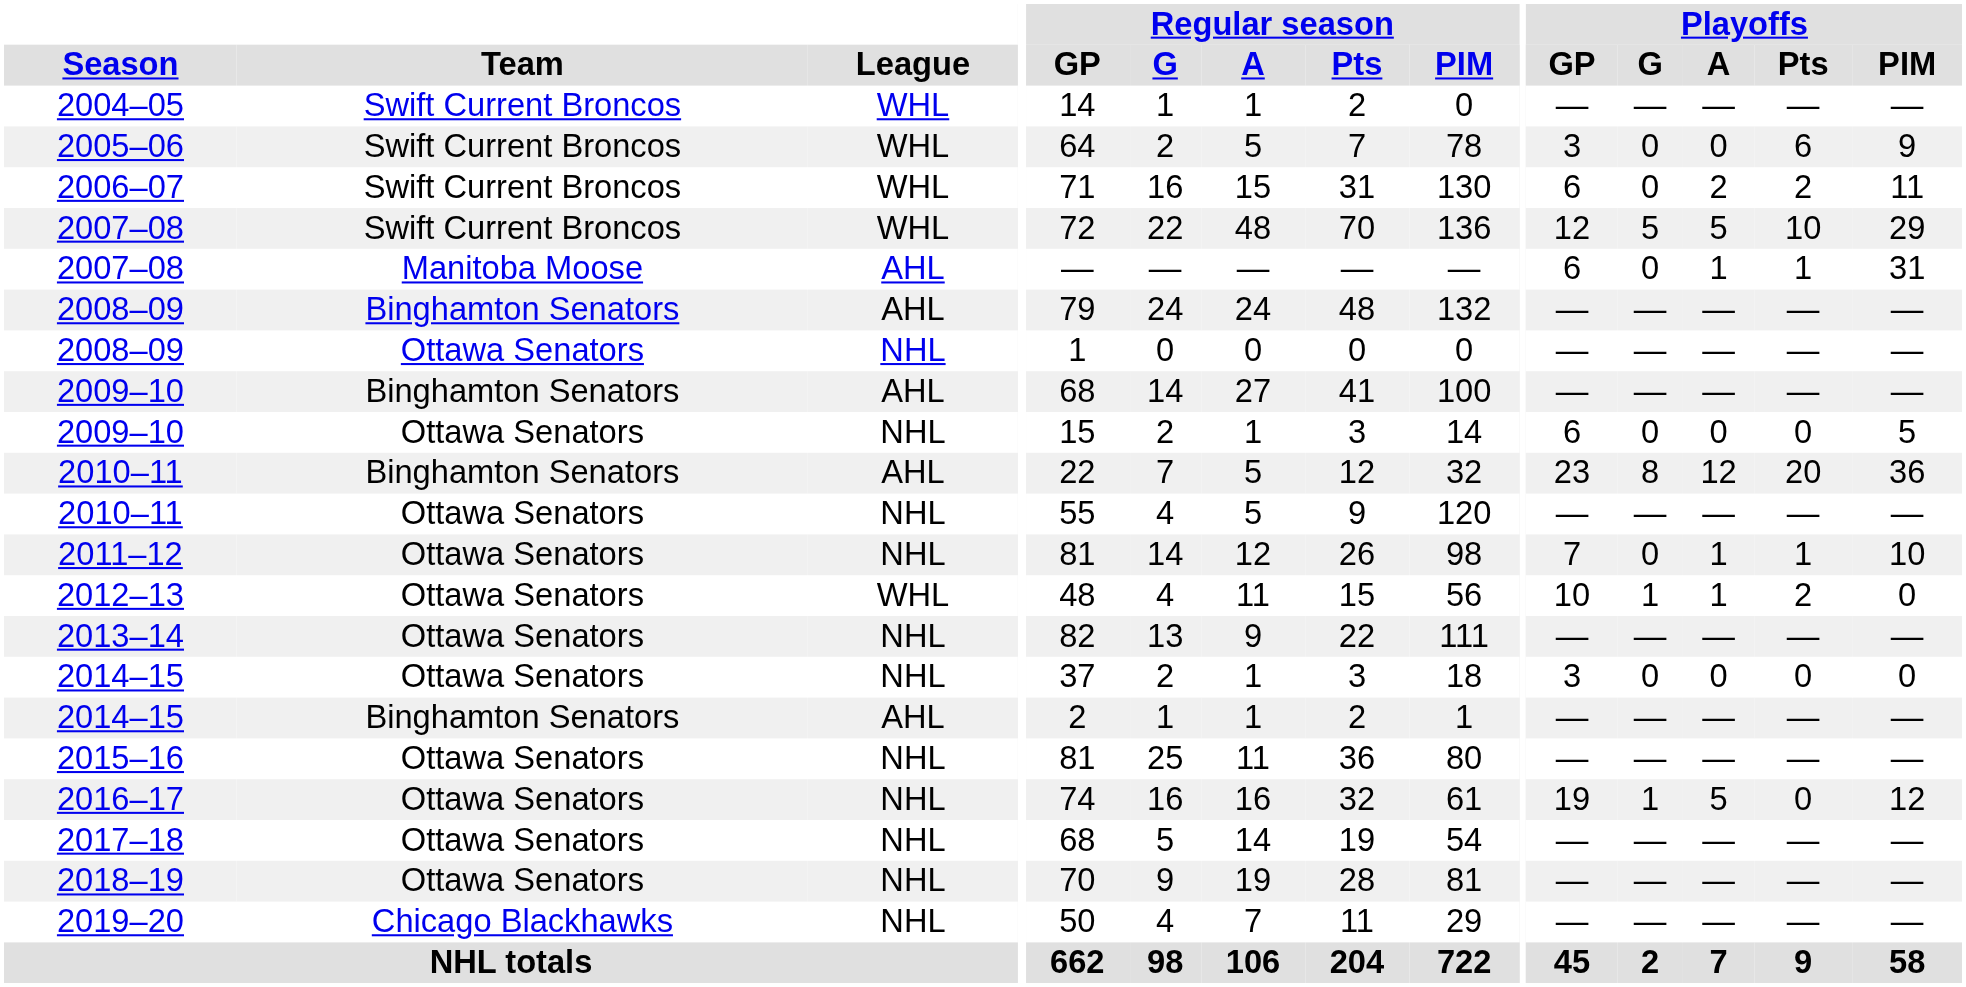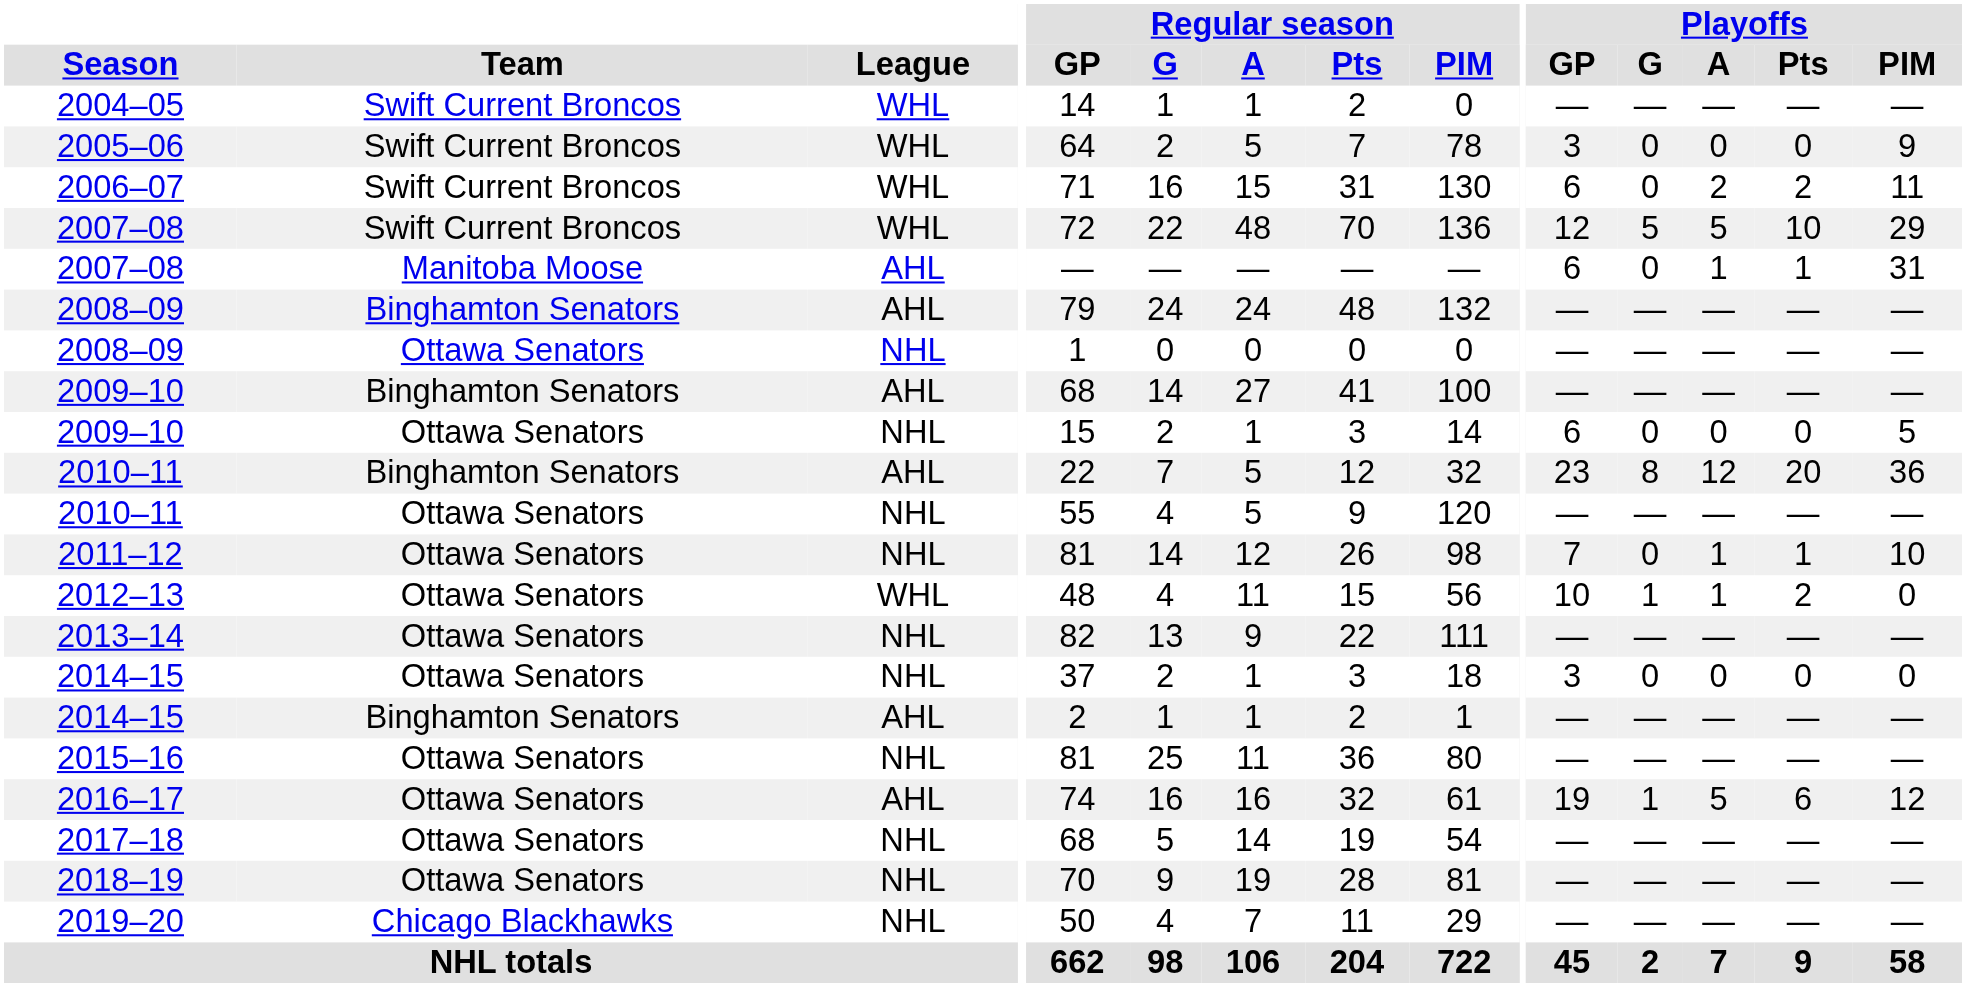(1803, 146) 6 -> (1803, 146) 0
(913, 799) NHL -> (913, 799) AHL
(1803, 799) 0 -> (1803, 799) 6
